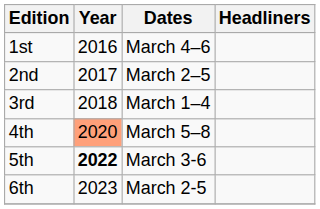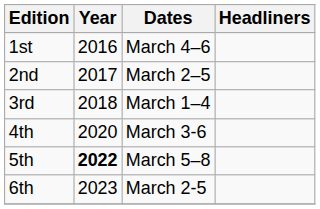(98, 132) lightsalmon background -> (98, 132) no background
(168, 132) March 5–8 -> (166, 132) March 3-6
(166, 160) March 3-6 -> (168, 160) March 5–8
